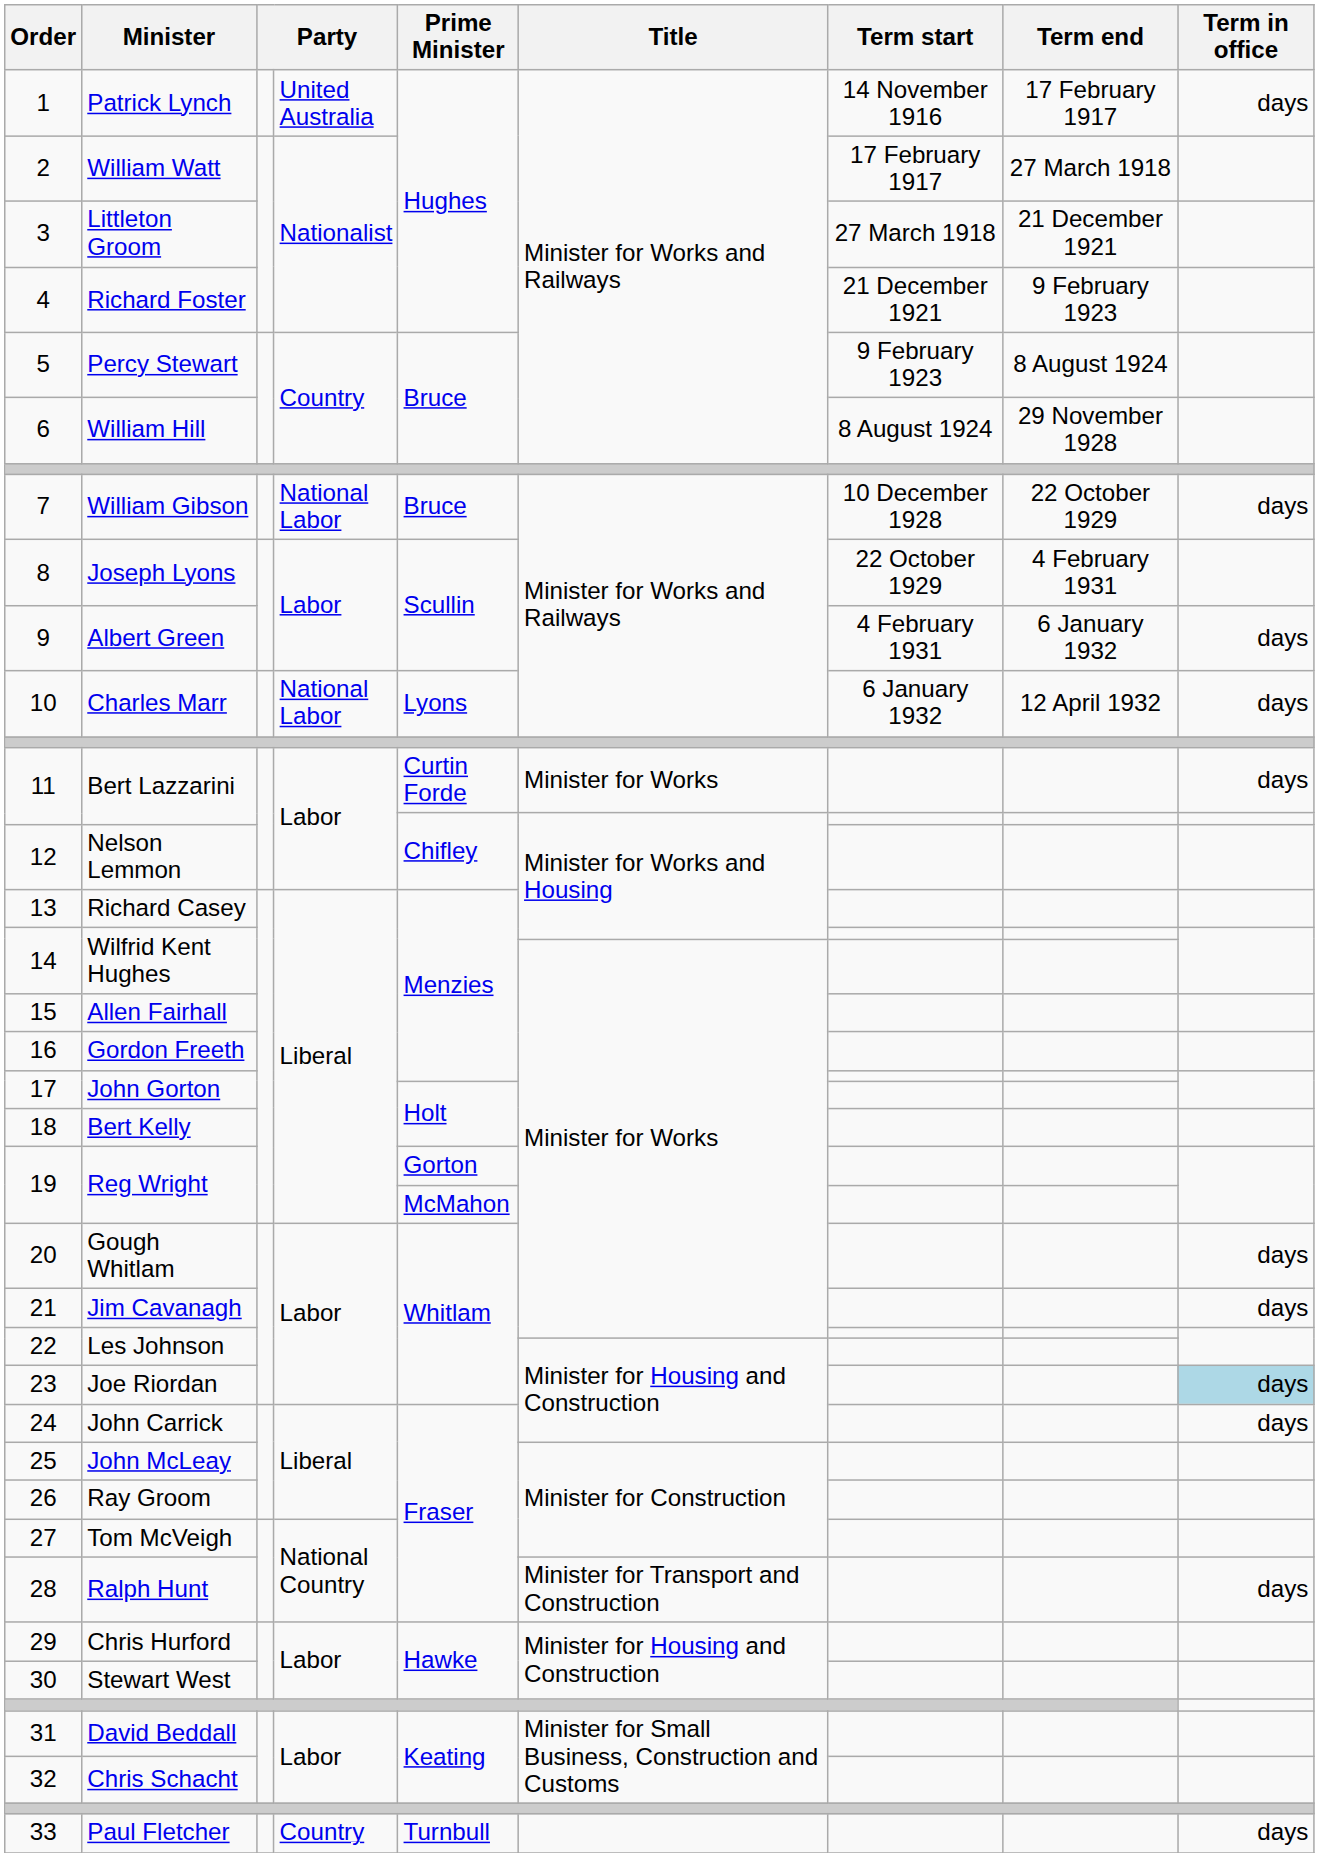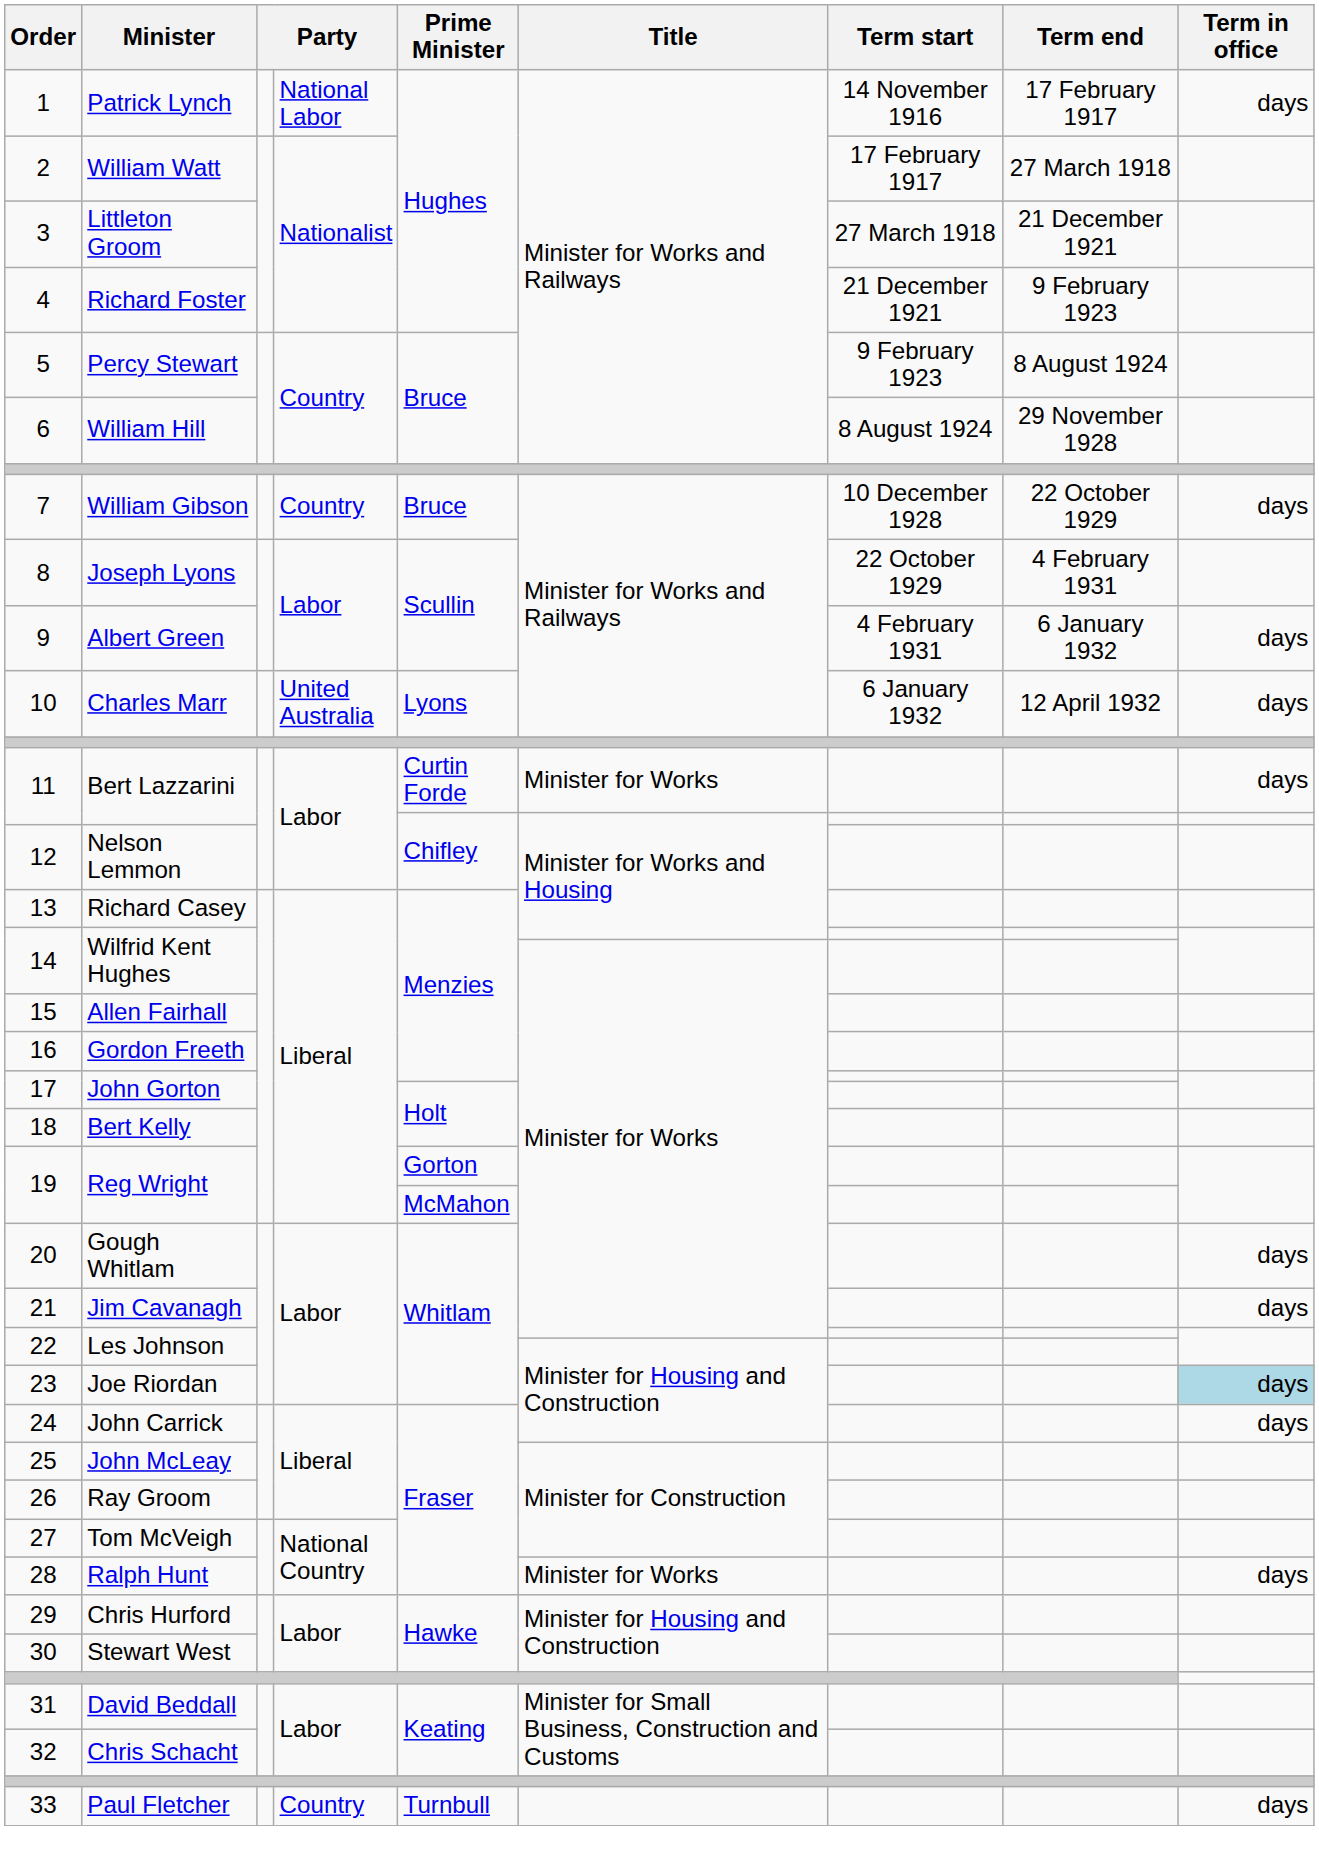(327, 102) United Australia -> (324, 102) National Labor
(324, 506) National Labor -> (322, 506) Country
(324, 703) National Labor -> (327, 703) United Australia
(662, 1589) Minister for Transport and Construction -> (621, 1575) Minister for Works
